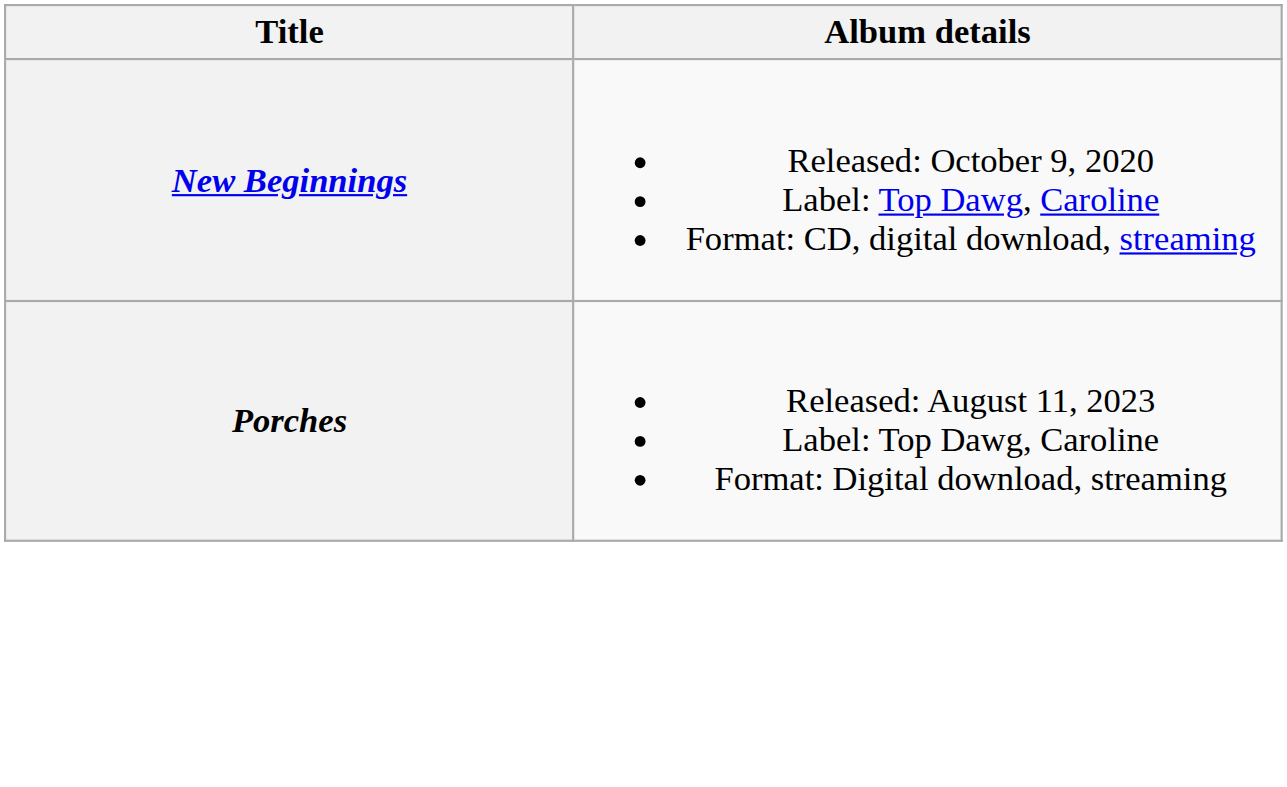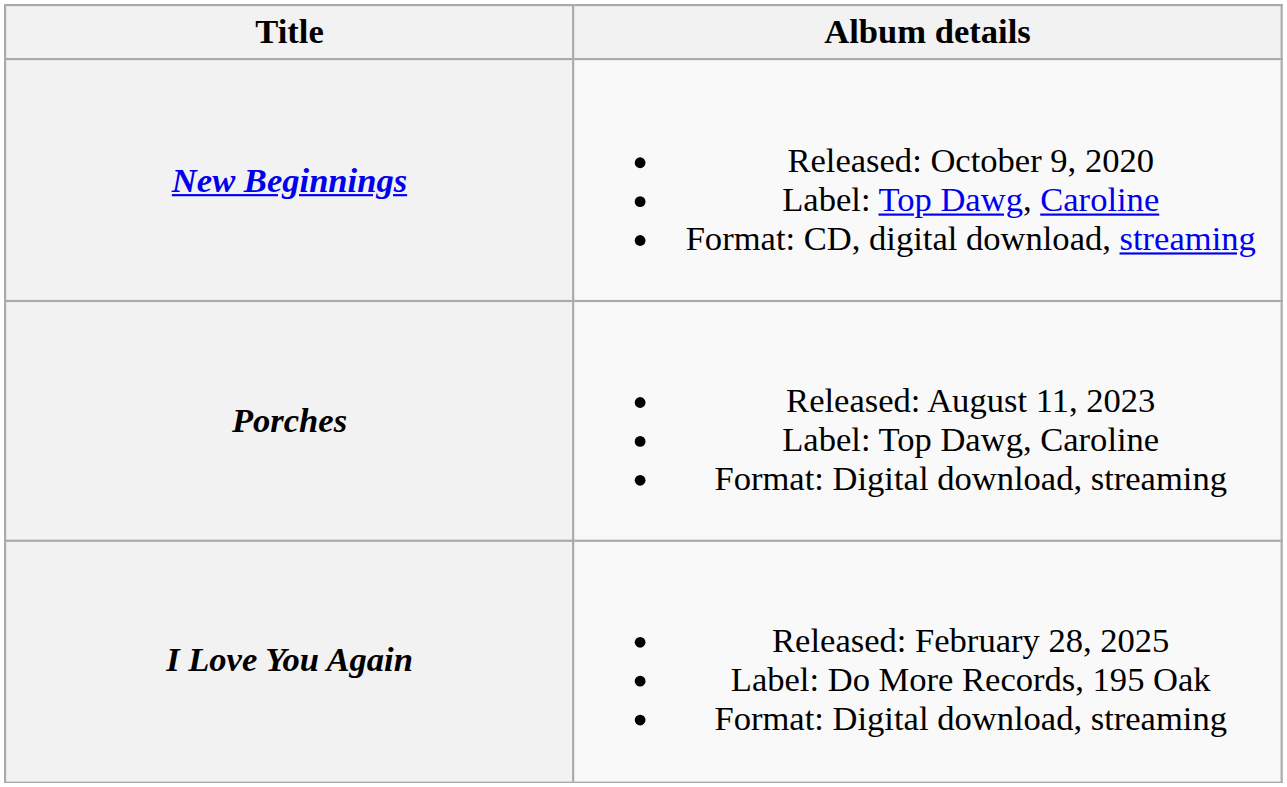+ row: (290, 660)
